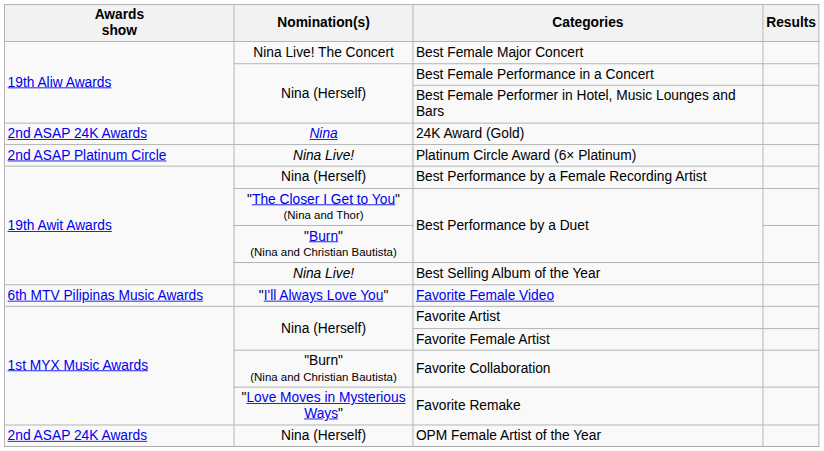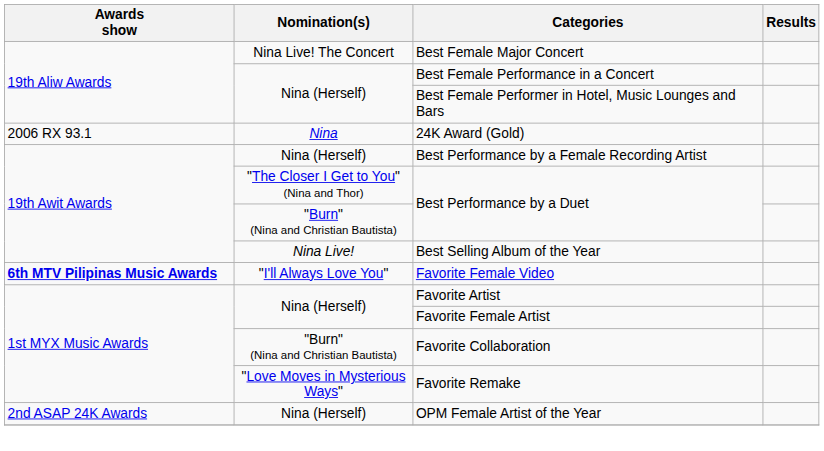(77, 133) 2nd ASAP 24K Awards -> (50, 133) 2006 RX 93.1
- row: (324, 155)
(105, 295) normal -> (112, 273) bold
